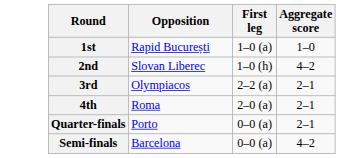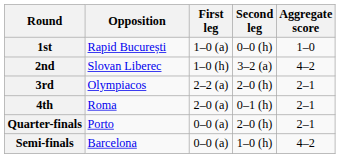+ column: (255, 21)
